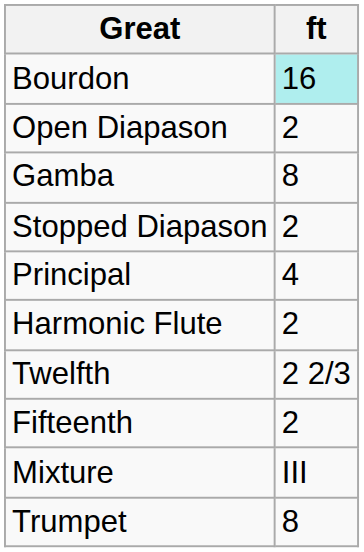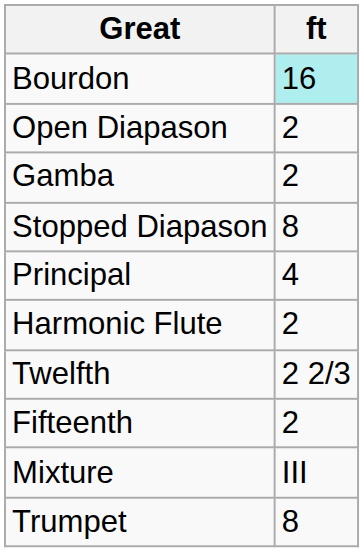(290, 176) 8 -> (290, 176) 2
(290, 226) 2 -> (290, 226) 8
